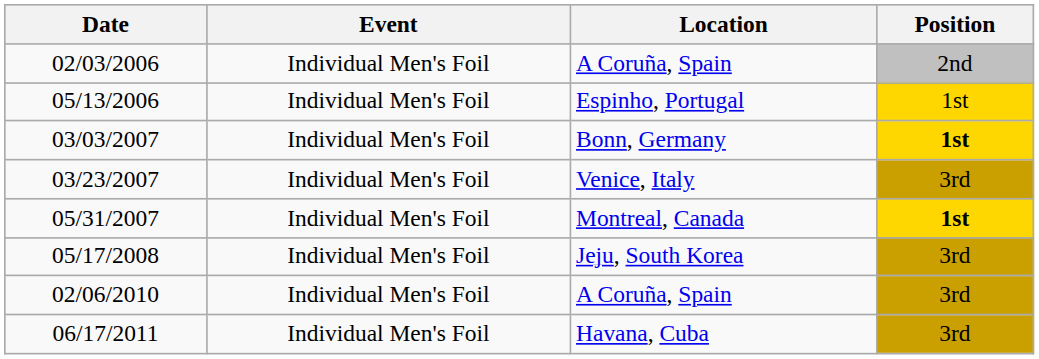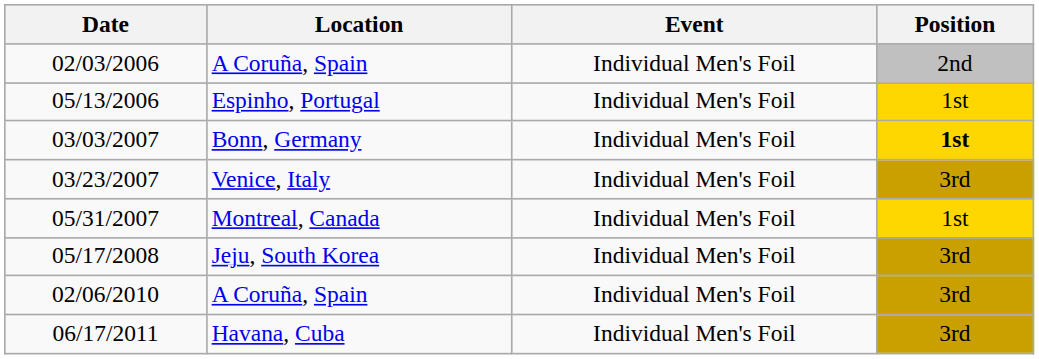columns swapped: (723, 24) <-> (388, 24)
(955, 217) bold -> (955, 217) normal
